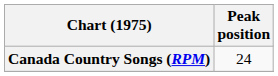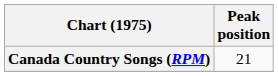(244, 58) 24 -> (244, 58) 21
